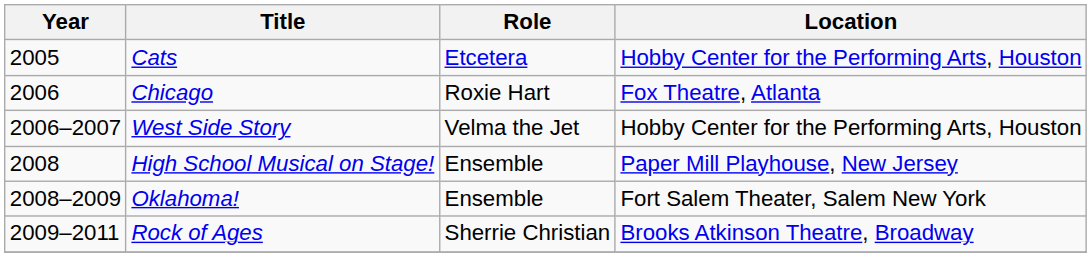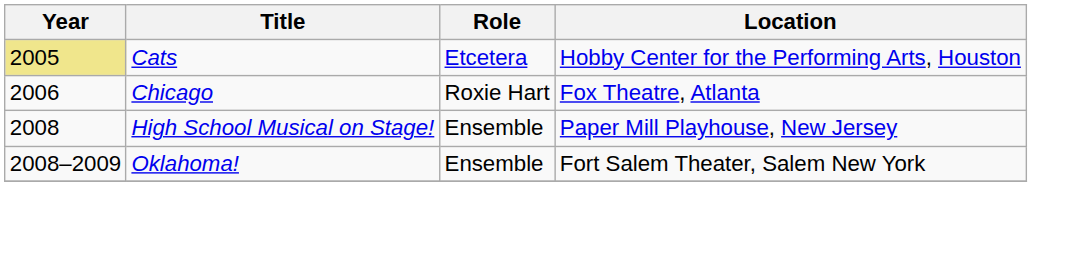(35, 57) no background -> (35, 57) khaki background
- row: (211, 127)
- row: (197, 233)
